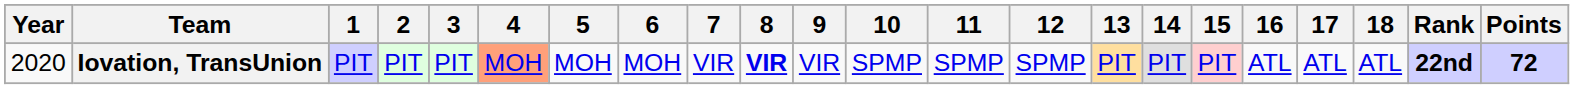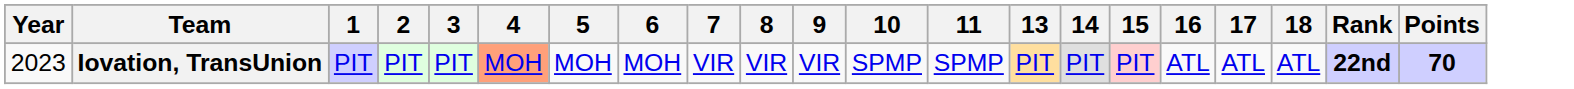- column: (1051, 24)
(38, 63) 2020 -> (38, 63) 2023
(767, 63) bold -> (767, 63) normal
(1524, 63) 72 -> (1442, 63) 70
